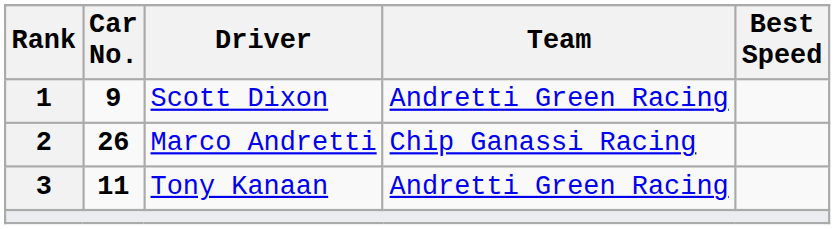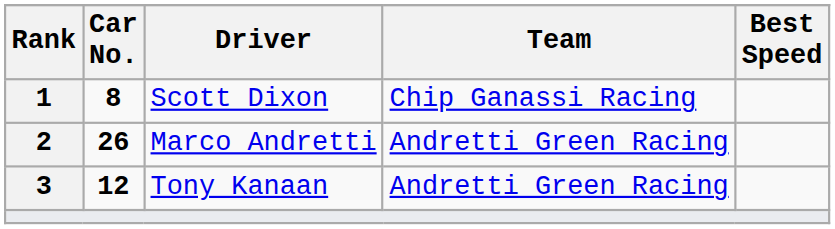(113, 101) 9 -> (113, 101) 8
(559, 101) Andretti Green Racing -> (543, 101) Chip Ganassi Racing
(543, 145) Chip Ganassi Racing -> (559, 145) Andretti Green Racing
(113, 188) 11 -> (113, 188) 12
